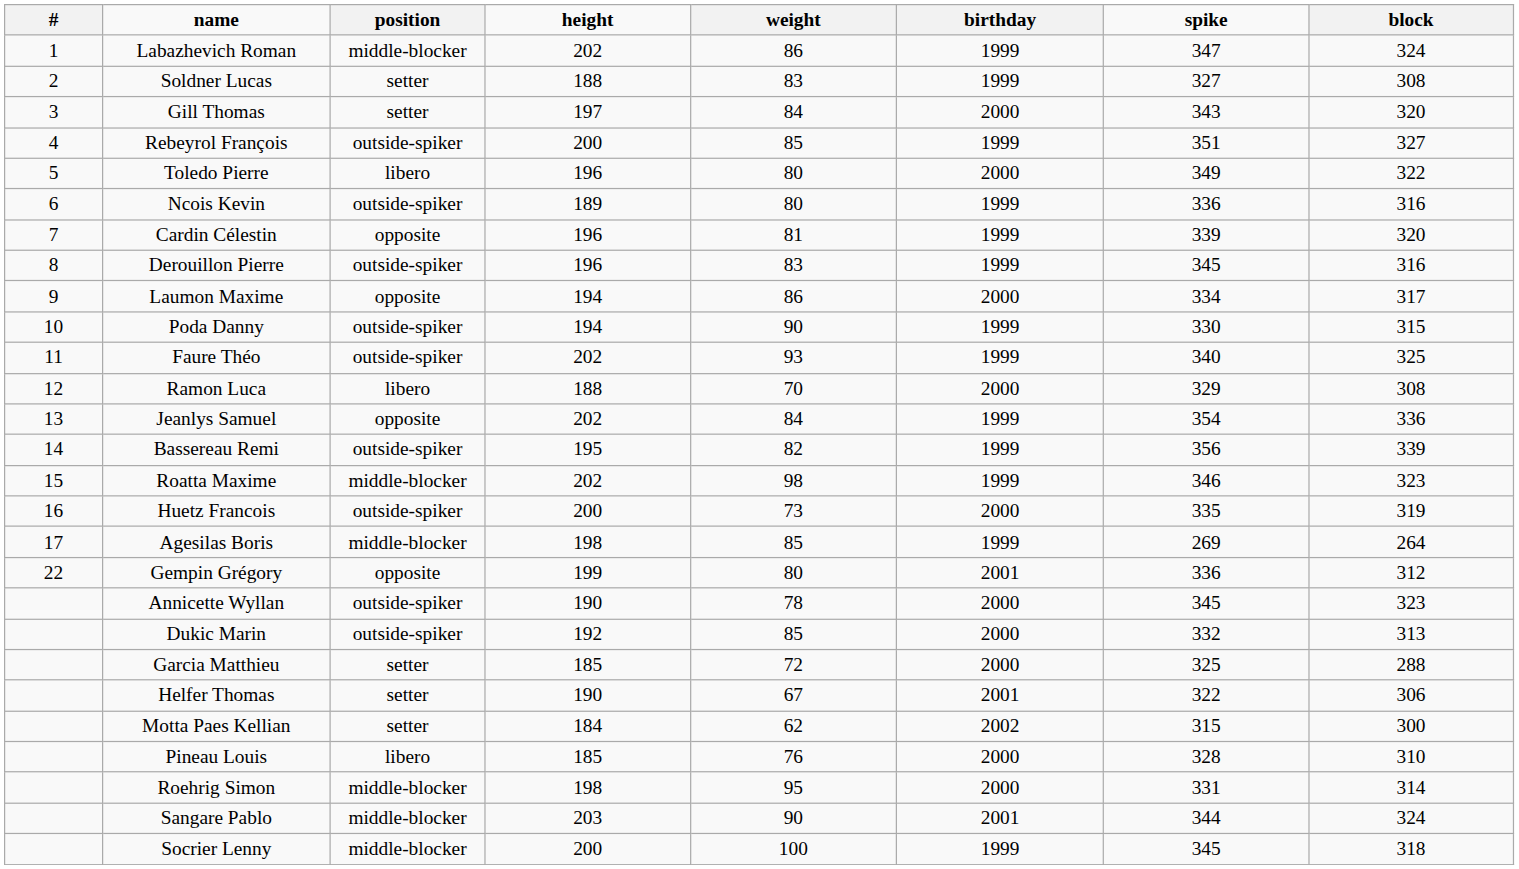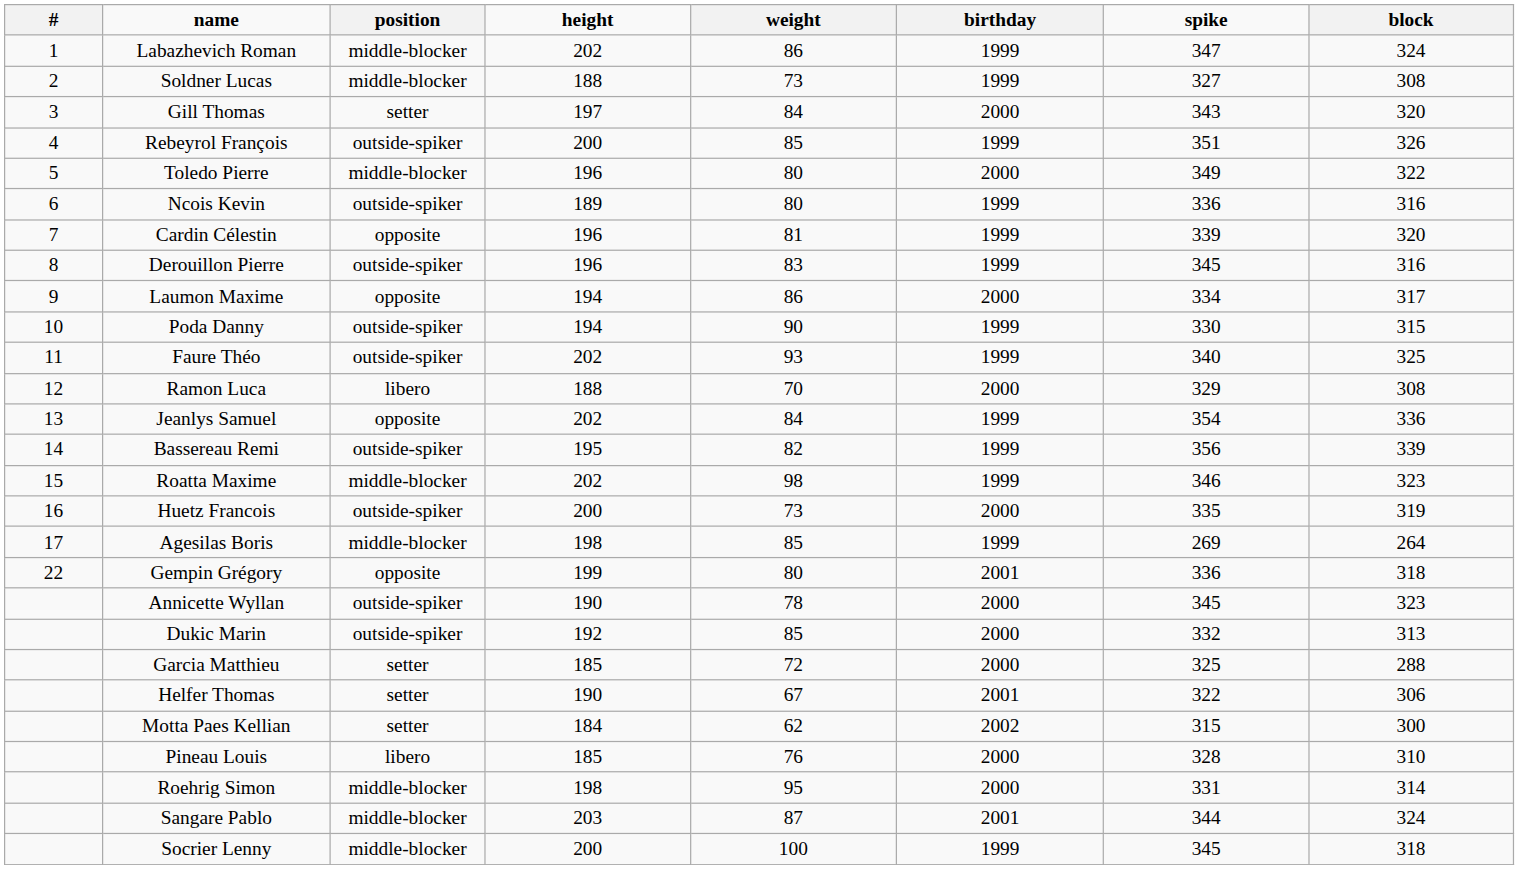(408, 81) setter -> (408, 81) middle-blocker
(793, 81) 83 -> (793, 81) 73
(1411, 142) 327 -> (1411, 142) 326
(408, 173) libero -> (408, 173) middle-blocker
(1411, 572) 312 -> (1411, 572) 318
(793, 818) 90 -> (793, 818) 87
